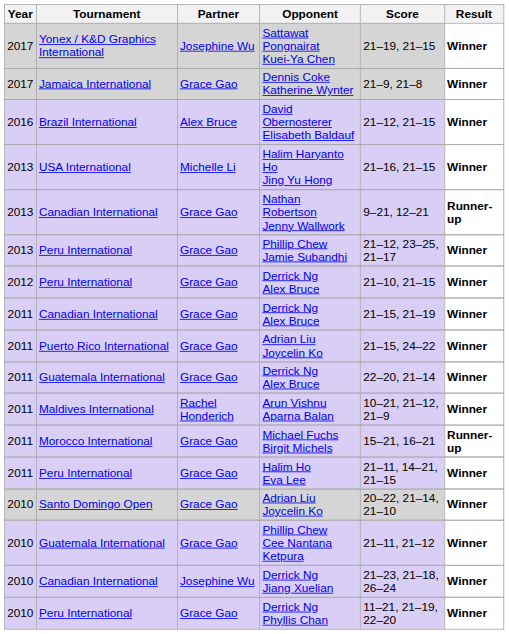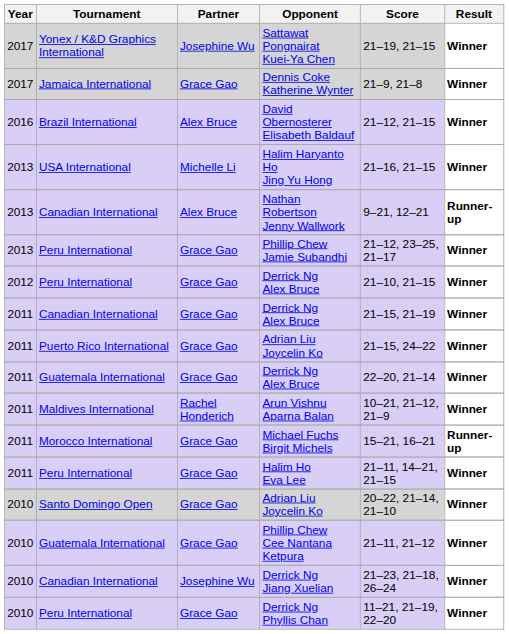(209, 212) Grace Gao -> (208, 212) Alex Bruce
